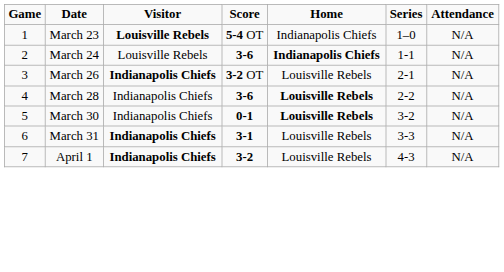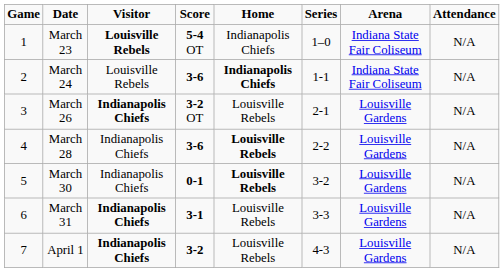+ column: (385, 14)
